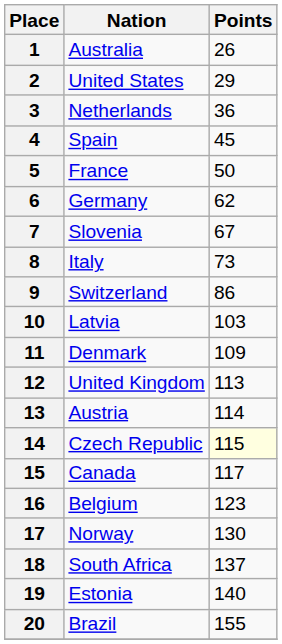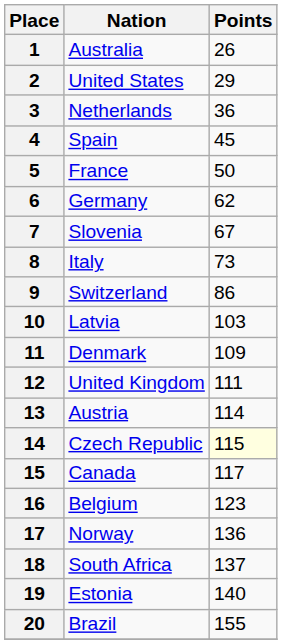(229, 382) 113 -> (228, 382) 111
(230, 533) 130 -> (230, 533) 136
